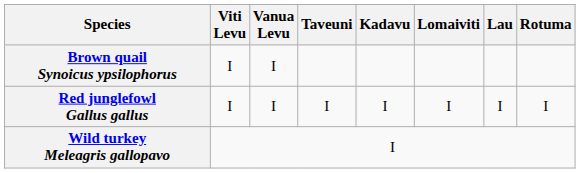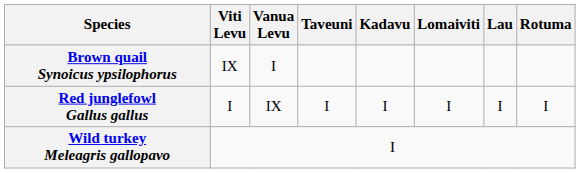(230, 65) I -> (230, 65) IX
(274, 106) I -> (274, 106) IX
